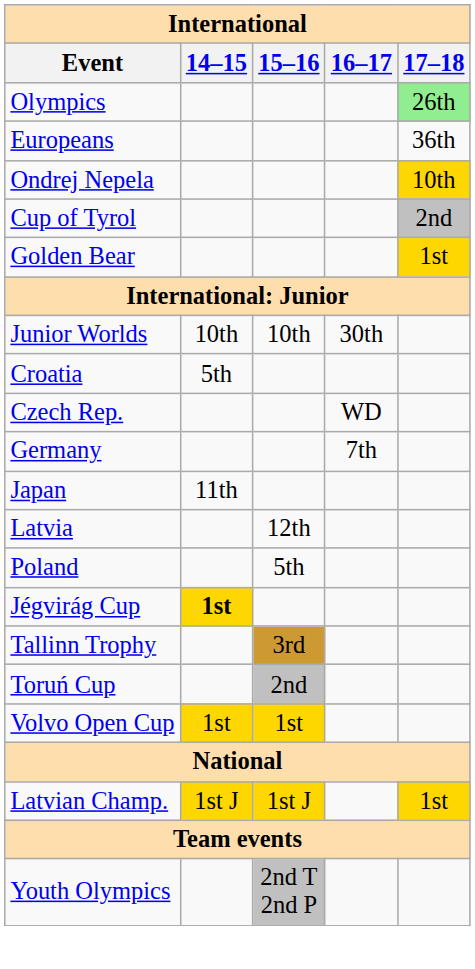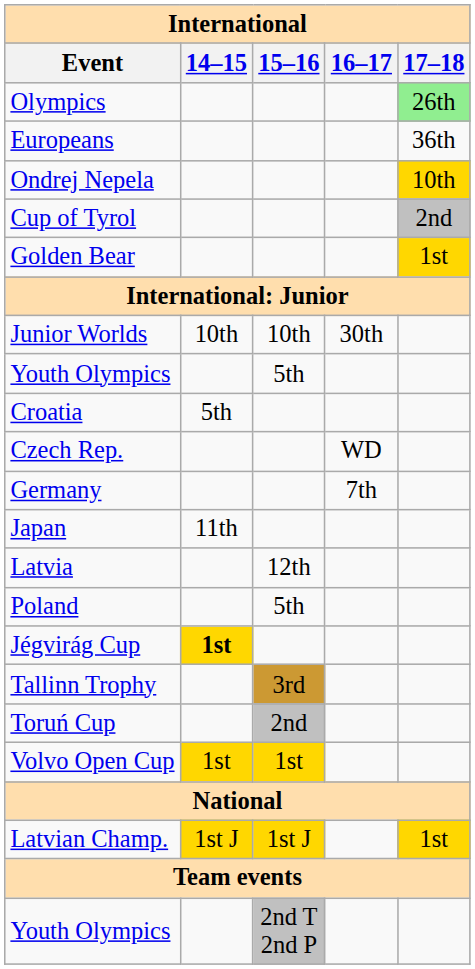+ row: (90, 373)
